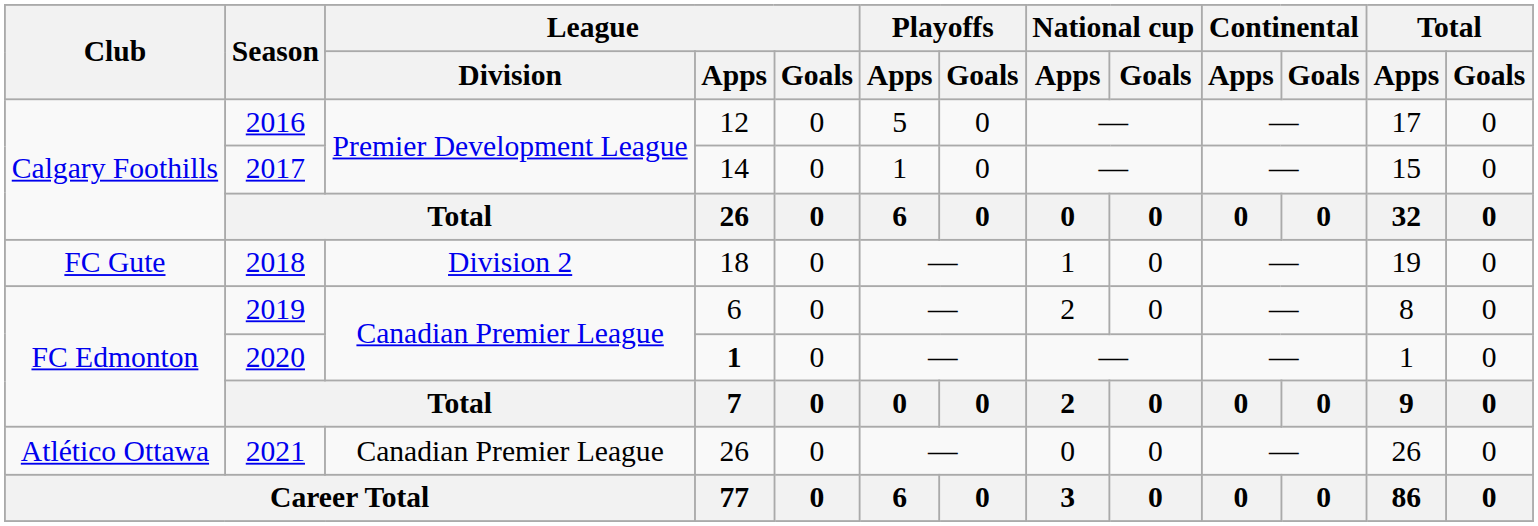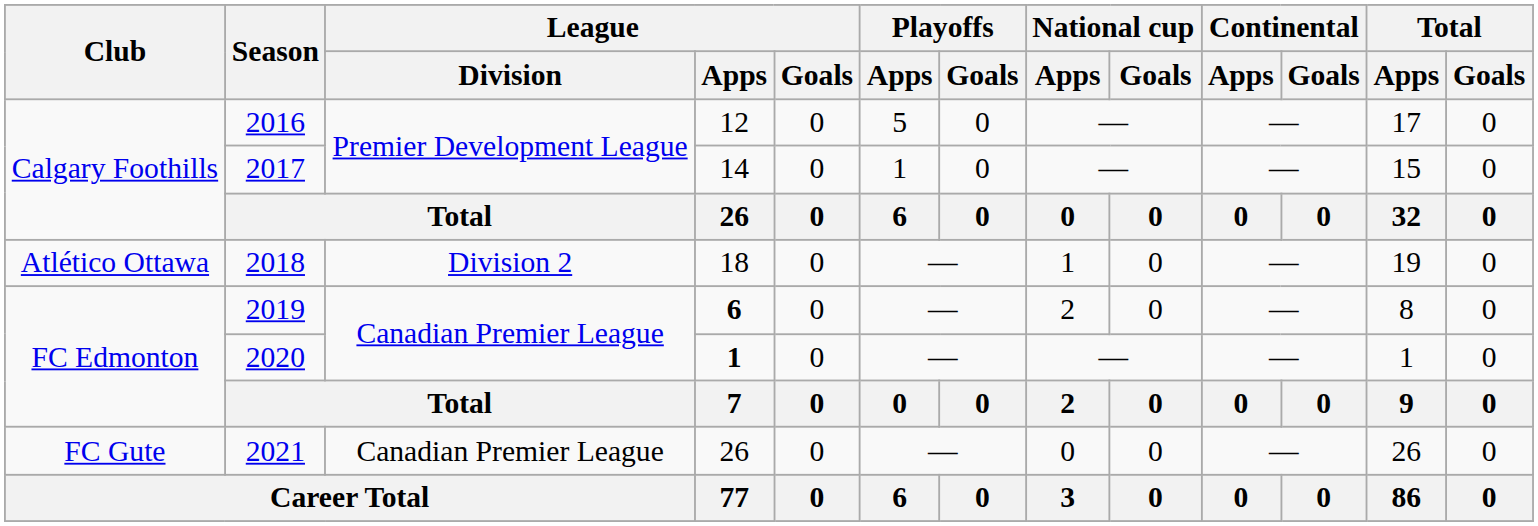(115, 262) FC Gute -> (115, 262) Atlético Ottawa
(734, 309) normal -> (734, 309) bold
(115, 450) Atlético Ottawa -> (115, 450) FC Gute
